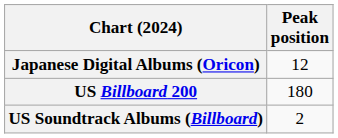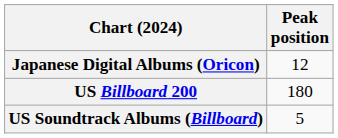(300, 118) 2 -> (300, 118) 5
